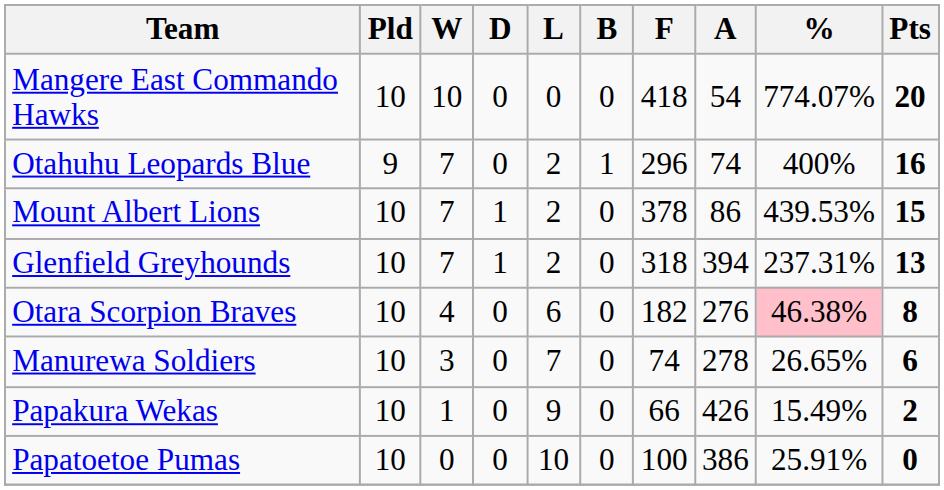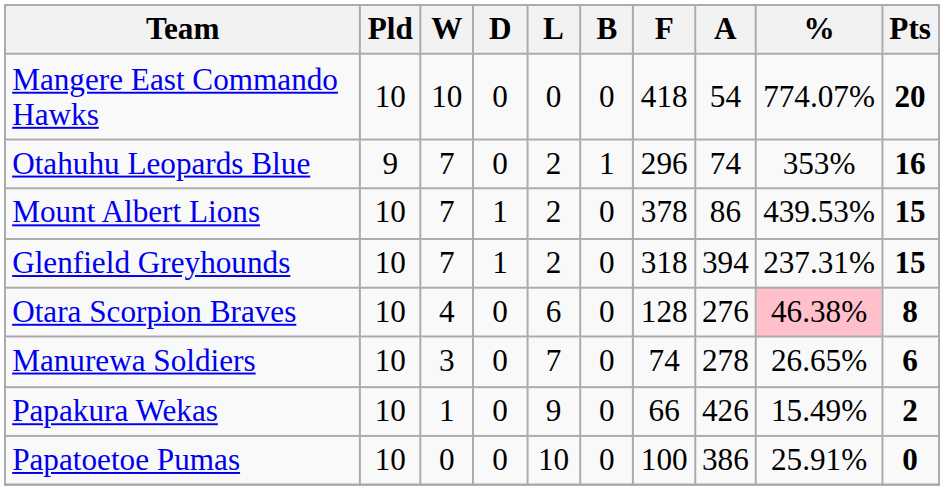(819, 163) 400% -> (819, 163) 353%
(910, 262) 13 -> (910, 262) 15
(664, 311) 182 -> (664, 311) 128
